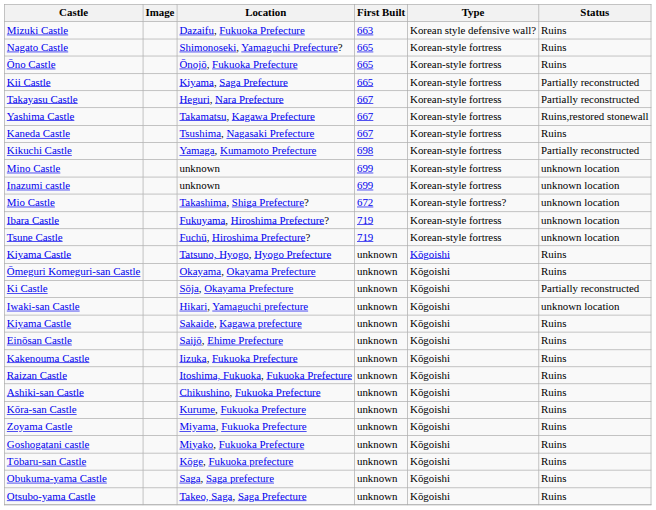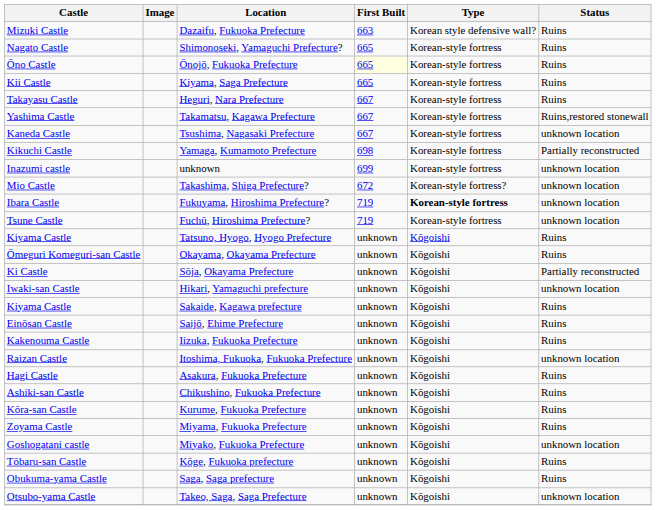(365, 64) no background -> (365, 64) lightyellow background
(590, 82) Partially reconstructed -> (554, 82) Ruins
(590, 99) Partially reconstructed -> (554, 99) Ruins
(554, 133) Ruins -> (580, 133) unknown location
- row: (34, 168)
(456, 220) normal -> (459, 202) bold
(554, 375) Ruins -> (580, 358) unknown location
+ row: (32, 375)
(554, 444) Ruins -> (580, 444) unknown location
(554, 496) Ruins -> (580, 496) unknown location
